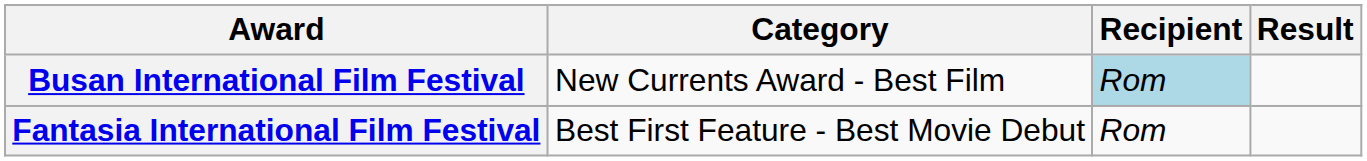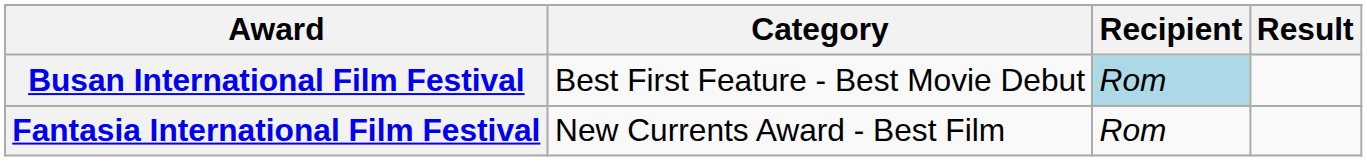(780, 79) New Currents Award - Best Film -> (820, 79) Best First Feature - Best Movie Debut
(820, 130) Best First Feature - Best Movie Debut -> (780, 130) New Currents Award - Best Film
